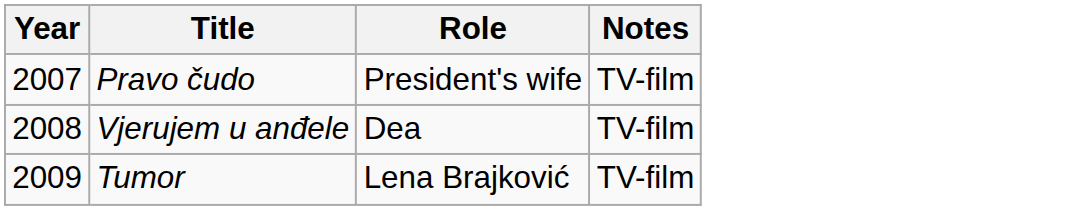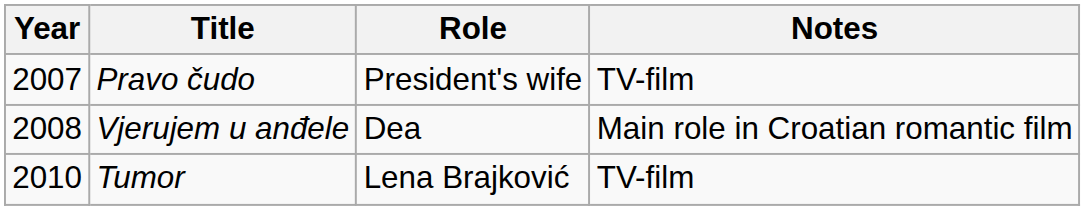(646, 128) TV-film -> (835, 128) Main role in Croatian romantic film
(47, 178) 2009 -> (47, 178) 2010
